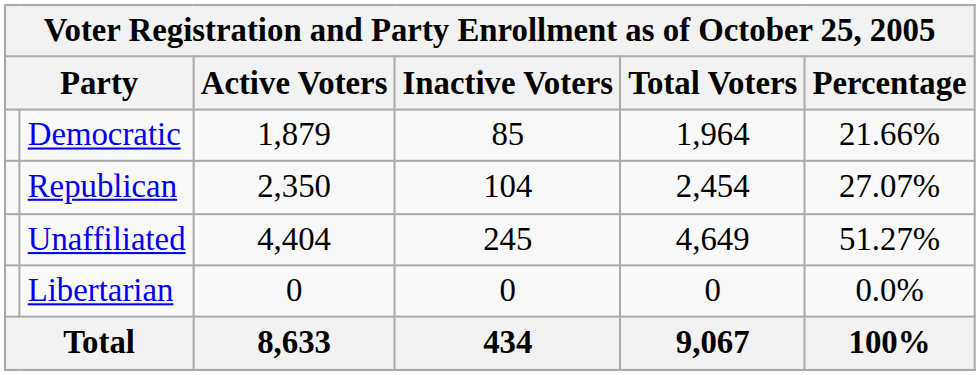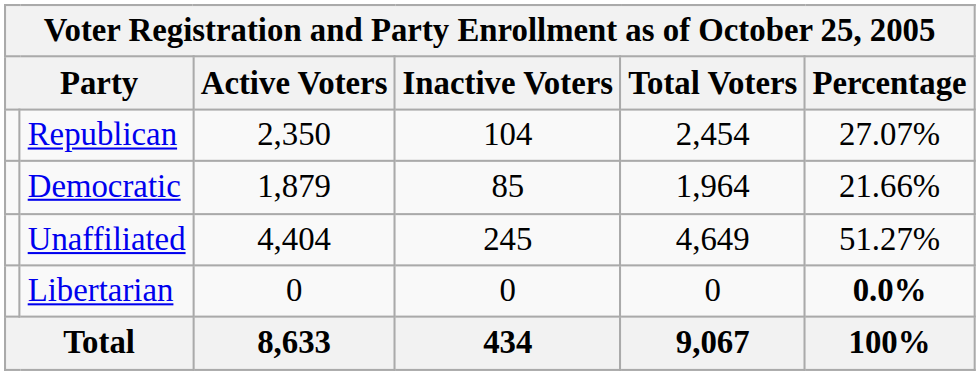rows swapped: (102, 186) <-> (104, 134)
(890, 290) normal -> (890, 290) bold
